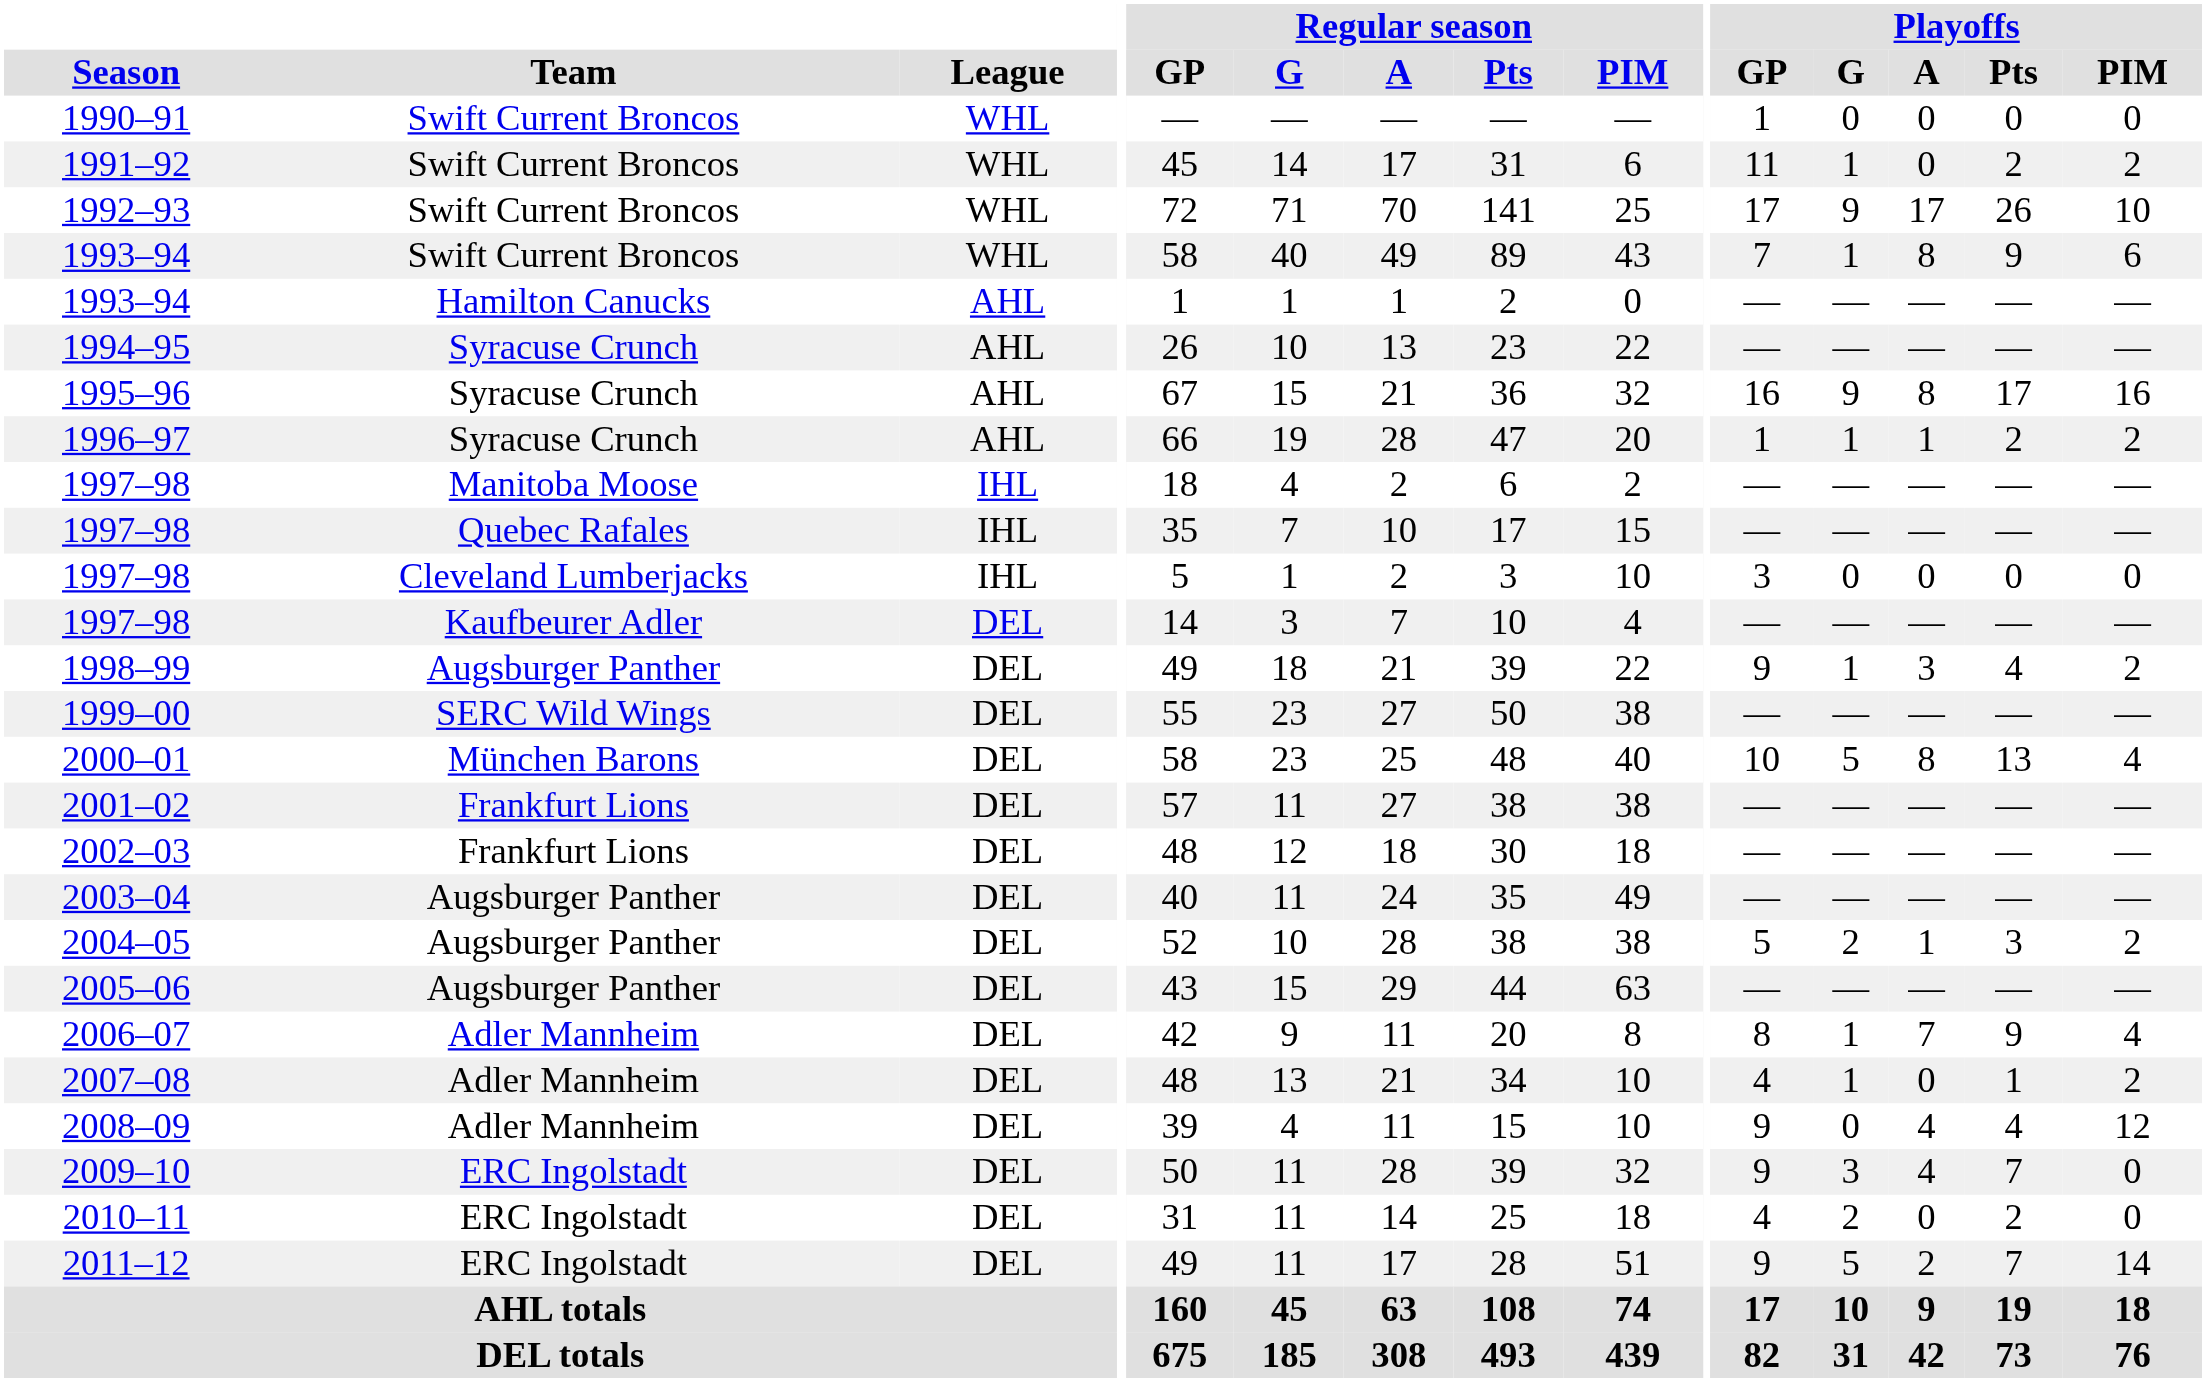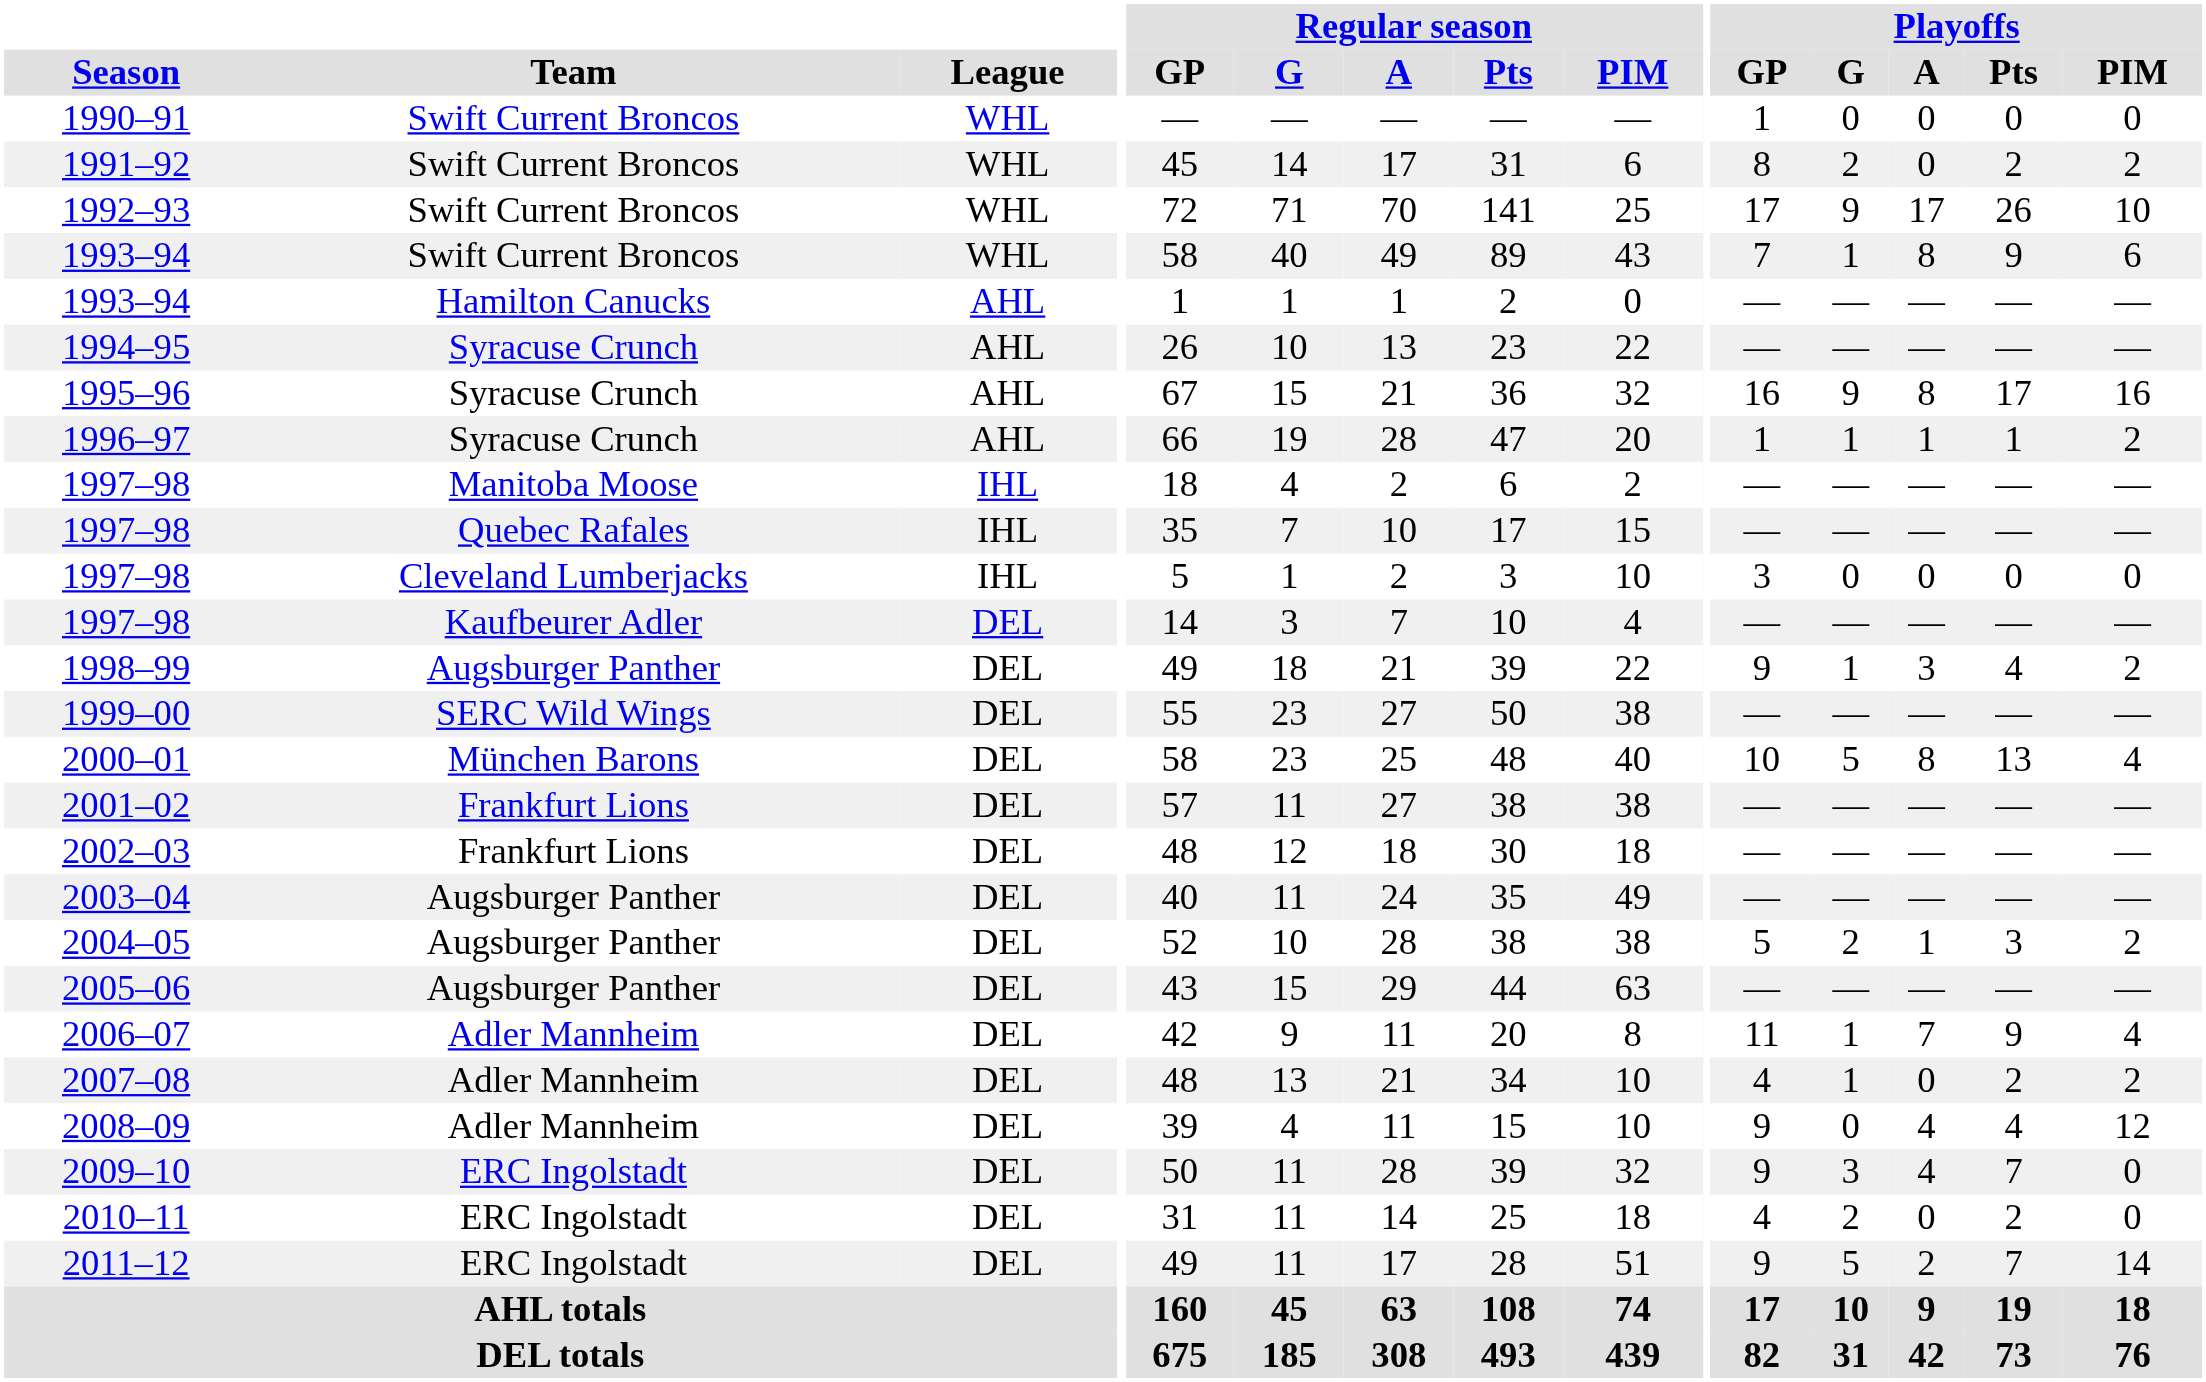(1762, 163) 11 -> (1762, 163) 8
(1851, 163) 1 -> (1851, 163) 2
(2014, 438) 2 -> (2014, 438) 1
(1762, 1033) 8 -> (1762, 1033) 11
(2014, 1079) 1 -> (2014, 1079) 2
